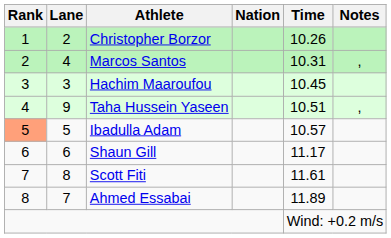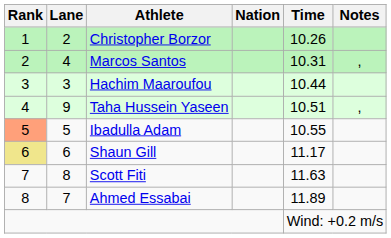(308, 84) 10.45 -> (308, 84) 10.44
(308, 130) 10.57 -> (308, 130) 10.55
(25, 152) no background -> (25, 152) khaki background
(308, 175) 11.61 -> (308, 175) 11.63
